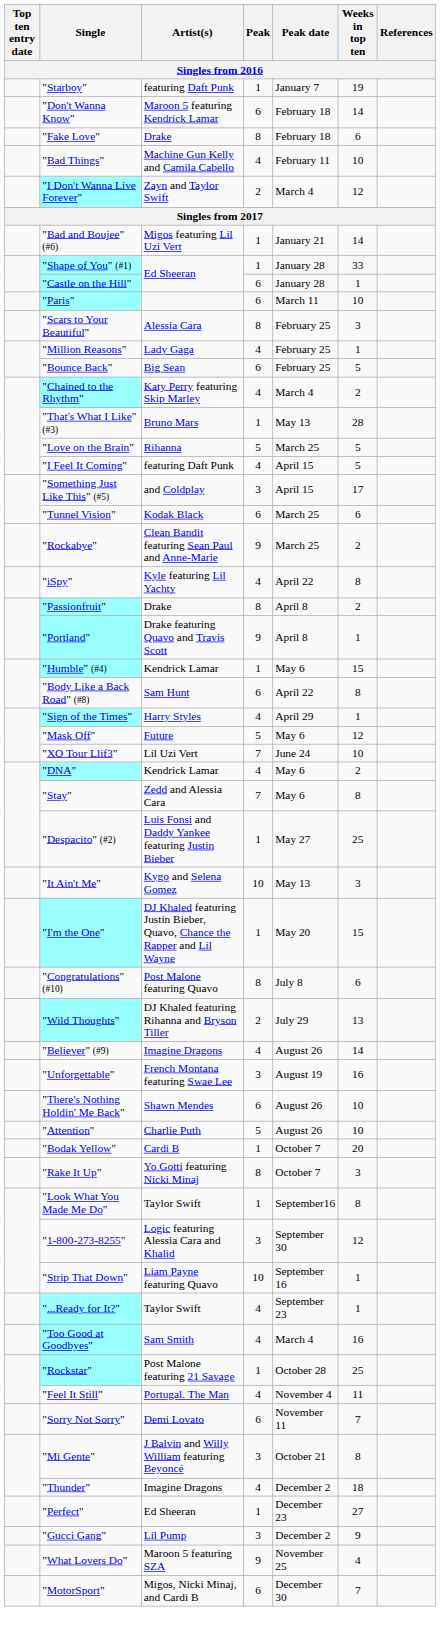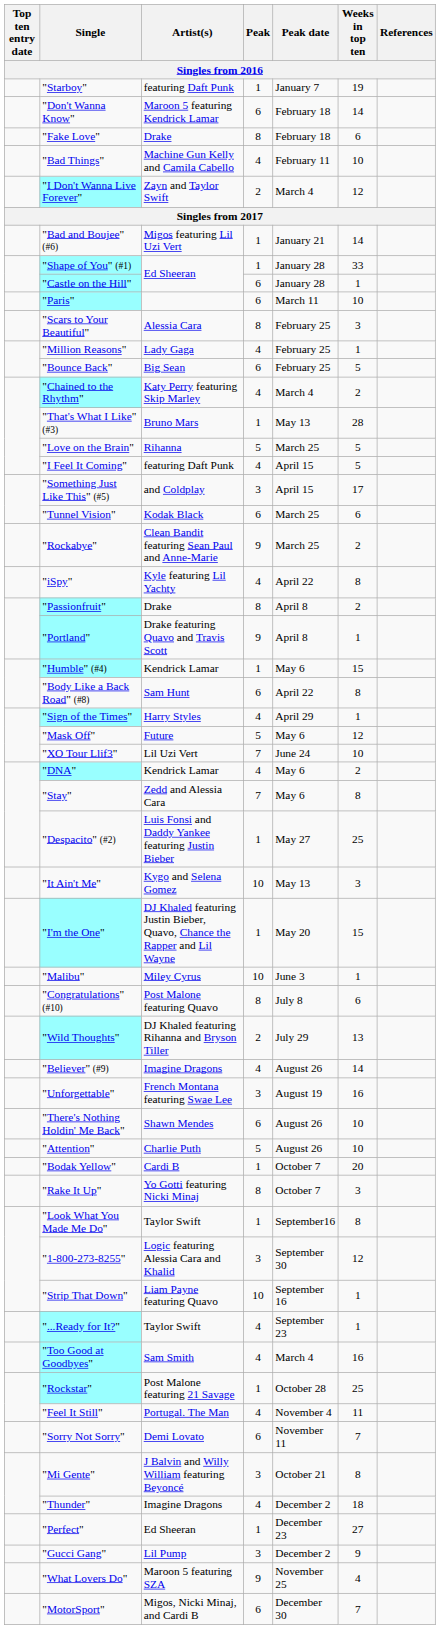+ row: (63, 976)
